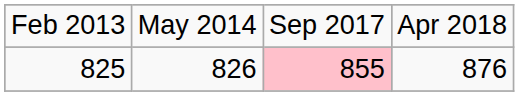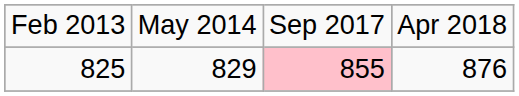(234, 68) 826 -> (234, 68) 829
